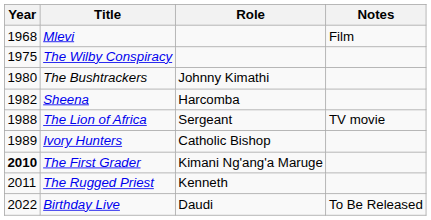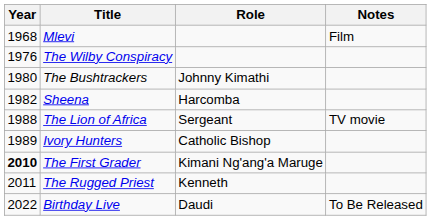(22, 57) 1975 -> (22, 57) 1976
